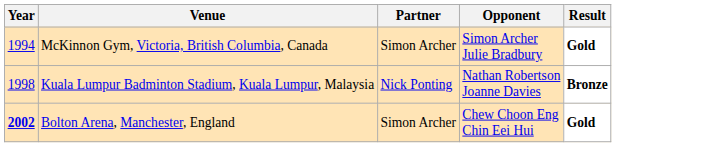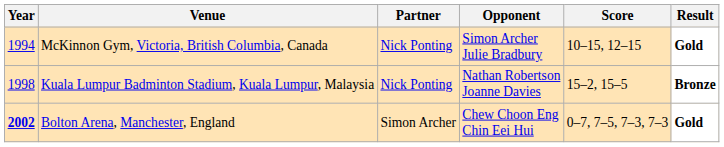+ column: (617, 16)
(418, 46) Simon Archer -> (416, 46) Nick Ponting
